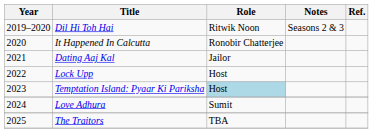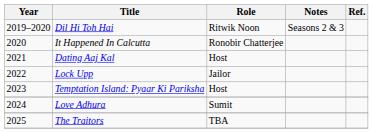(220, 58) Jailor -> (218, 58) Host
(218, 74) Host -> (220, 74) Jailor
(218, 89) lightblue background -> (218, 89) no background
